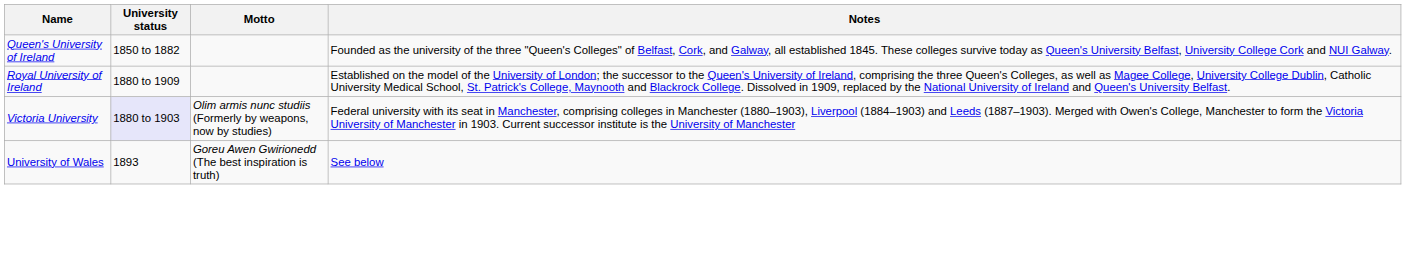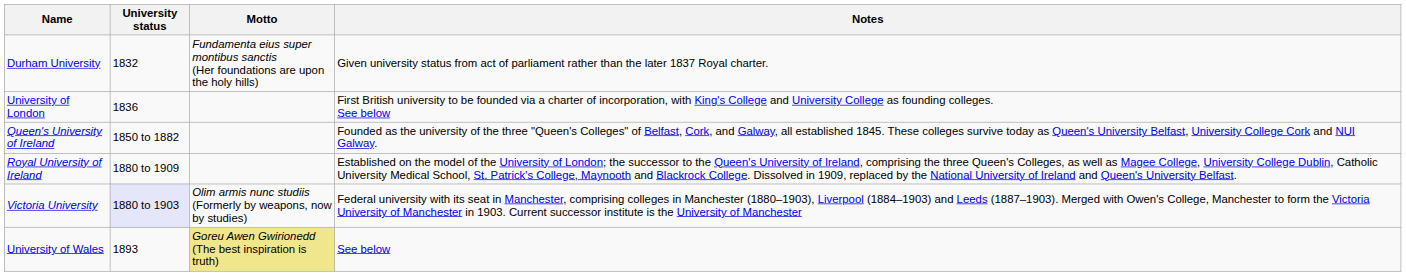+ row: (54, 63)
+ row: (38, 107)
(255, 162) no background -> (254, 249) khaki background
